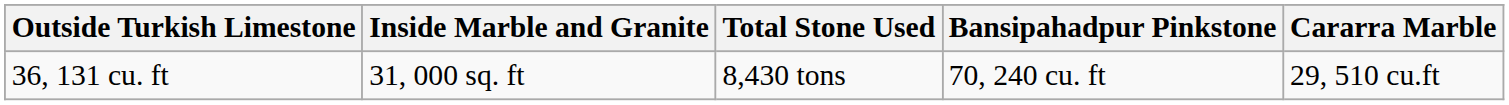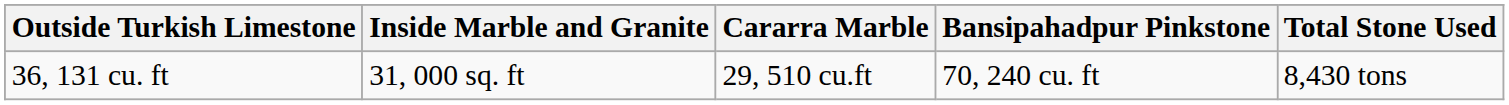columns swapped: (1393, 27) <-> (829, 27)
